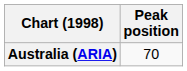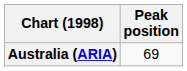(151, 54) 70 -> (151, 54) 69
